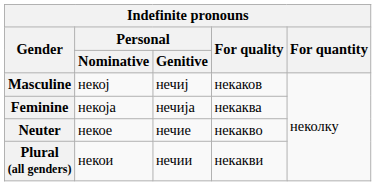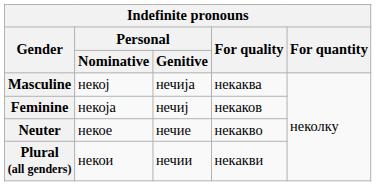(172, 84) нечиј -> (175, 84) нечија
(238, 84) некаков -> (238, 84) некаква
(175, 107) нечија -> (172, 107) нечиј
(238, 107) некаква -> (238, 107) некаков
